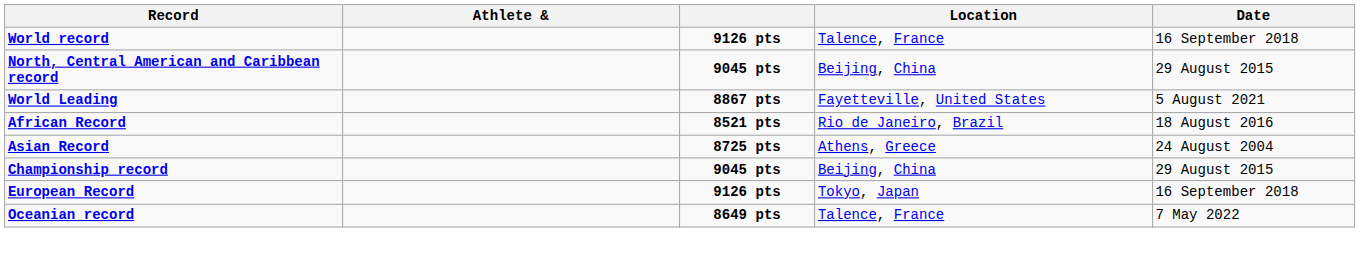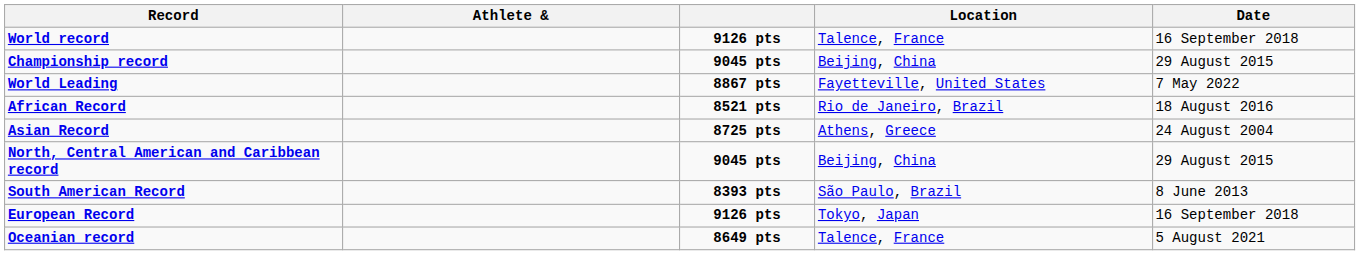rows swapped: (88, 169) <-> (164, 70)
(1210, 101) 5 August 2021 -> (1198, 85) 7 May 2022
+ row: (96, 192)
(1198, 215) 7 May 2022 -> (1210, 238) 5 August 2021
